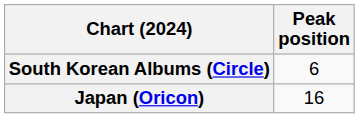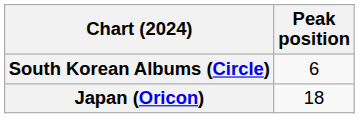(314, 98) 16 -> (314, 98) 18
